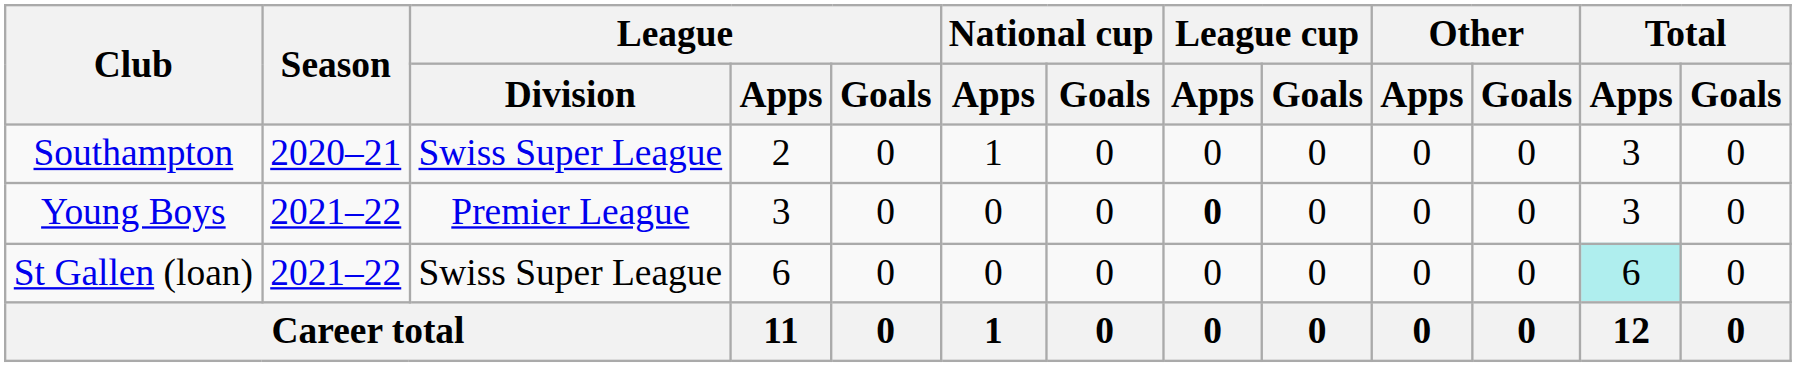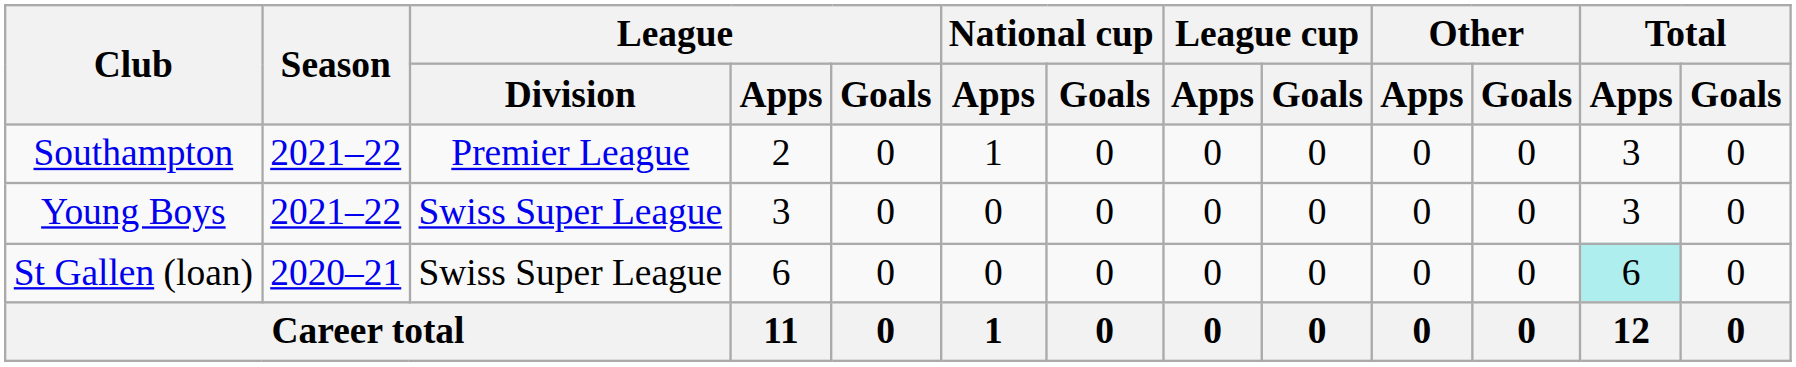(336, 152) 2020–21 -> (336, 152) 2021–22
(570, 152) Swiss Super League -> (570, 152) Premier League
(570, 212) Premier League -> (570, 212) Swiss Super League
(1213, 212) bold -> (1213, 212) normal
(336, 271) 2021–22 -> (336, 271) 2020–21
